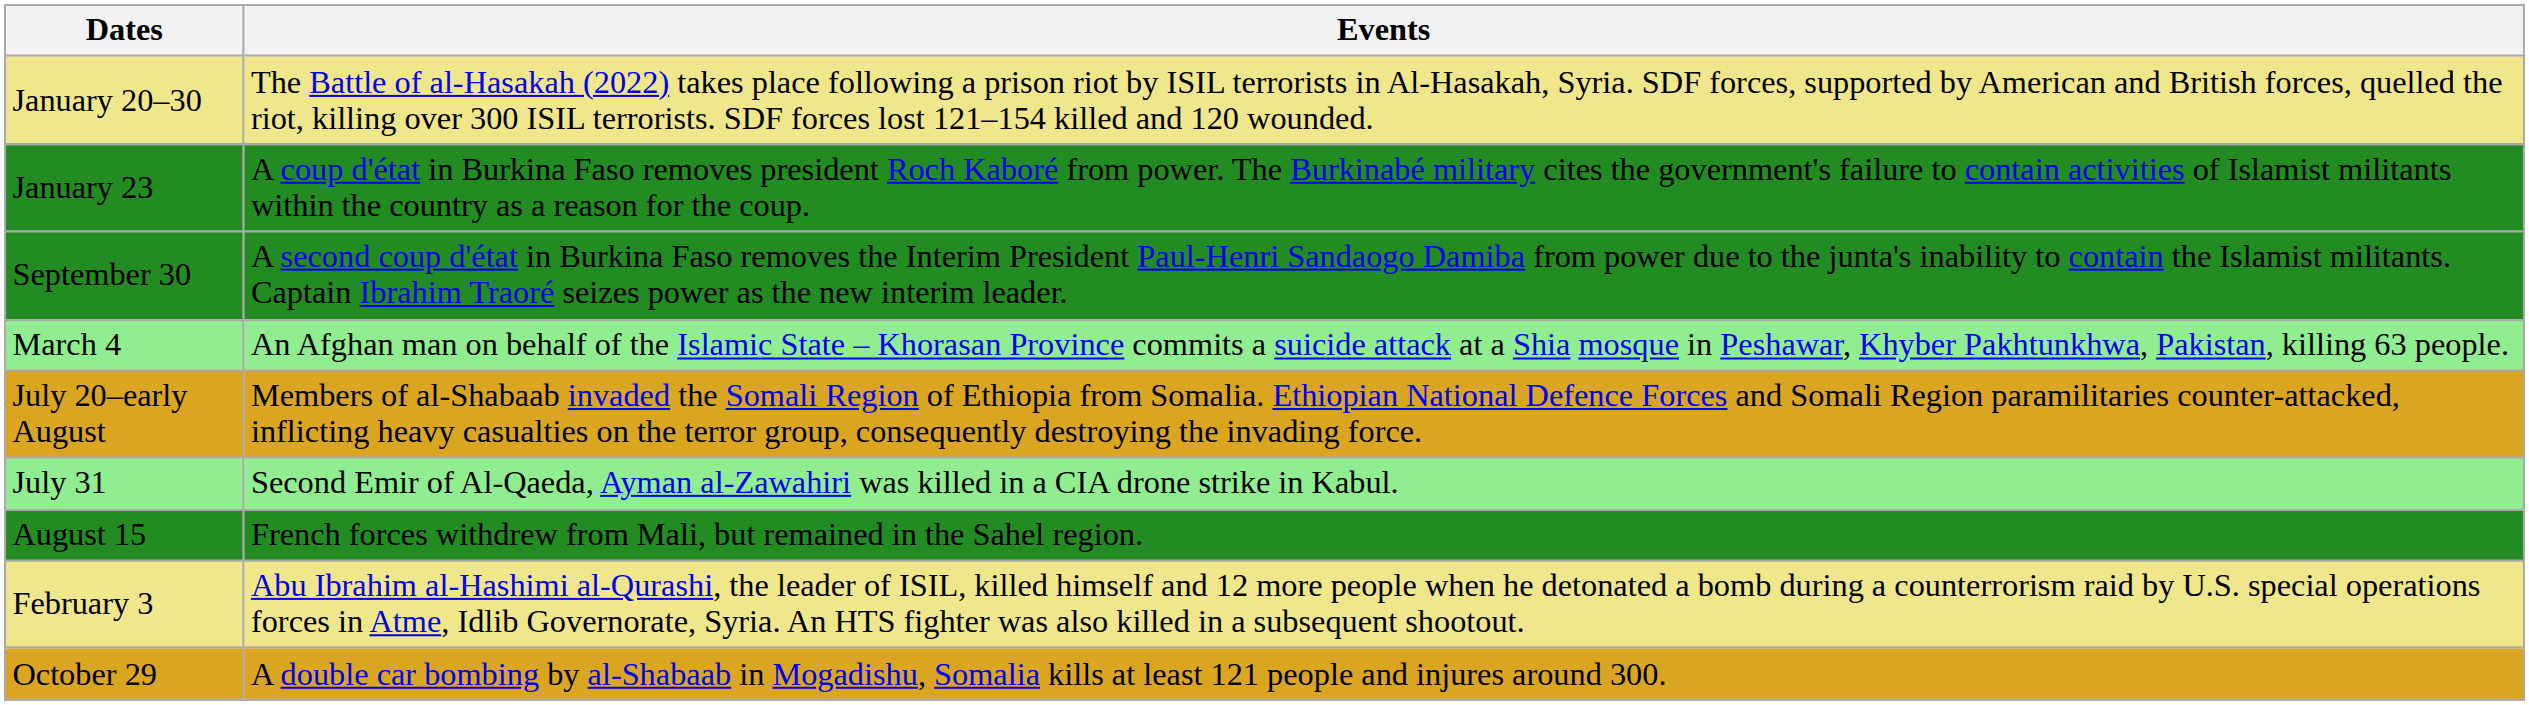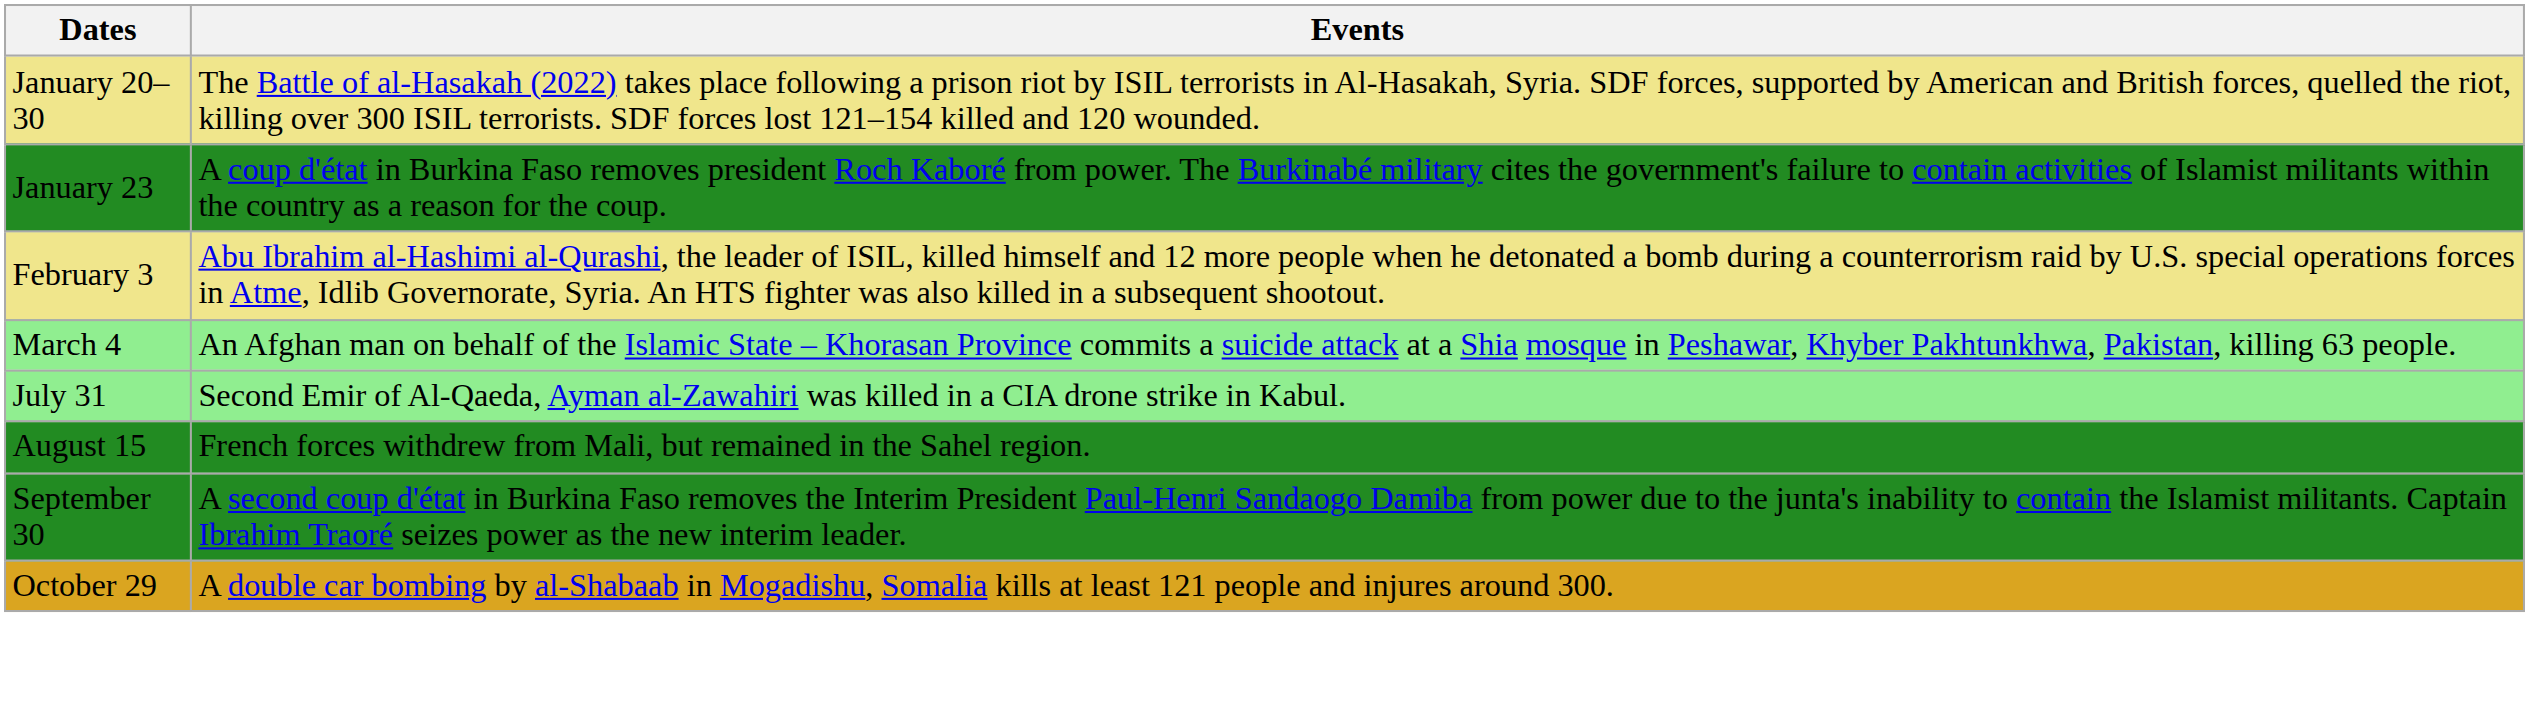rows swapped: (83, 603) <-> (102, 274)
- row: (100, 413)
